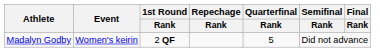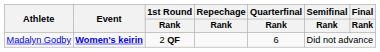(107, 40) normal -> (109, 40) bold
(271, 40) 5 -> (276, 40) 6
